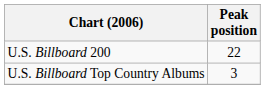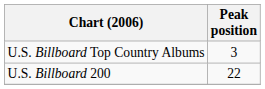rows swapped: (106, 73) <-> (59, 52)
